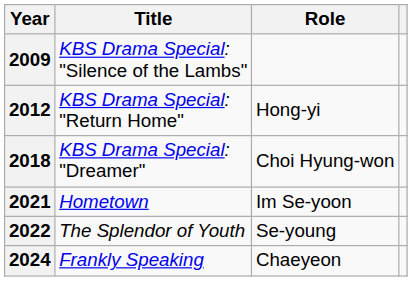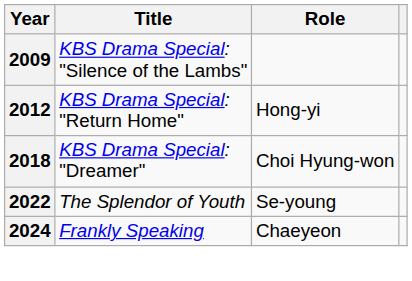- row: (30, 201)
